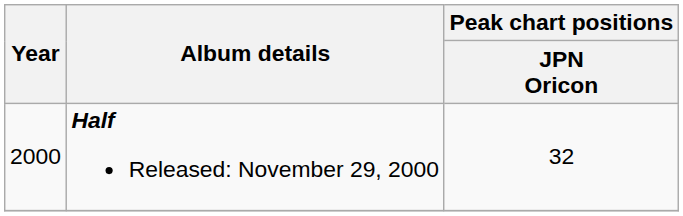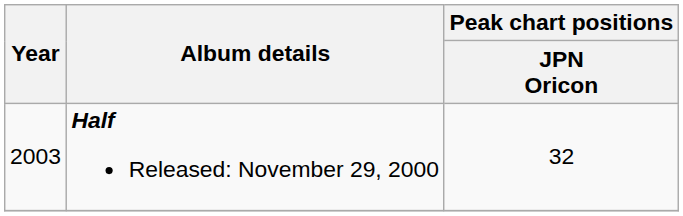(35, 156) 2000 -> (35, 156) 2003
